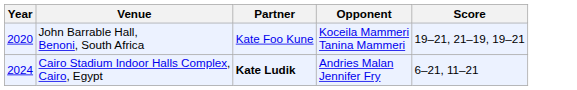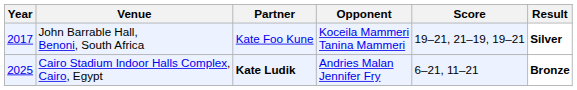+ column: (550, 14)
(20, 39) 2020 -> (20, 39) 2017
(20, 70) 2024 -> (20, 70) 2025
